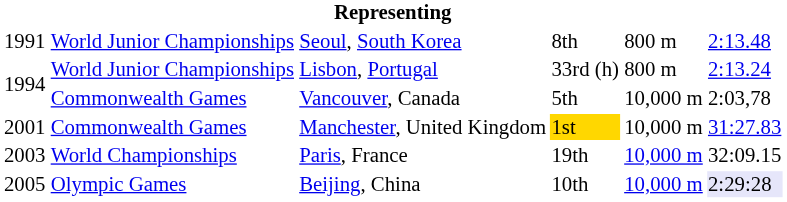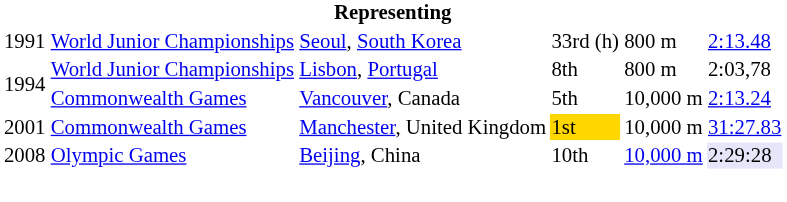(565, 41) 8th -> (585, 41) 33rd (h)
(585, 69) 33rd (h) -> (565, 69) 8th
(739, 69) 2:13.24 -> (739, 69) 2:03,78
(739, 98) 2:03,78 -> (739, 98) 2:13.24
- row: (353, 155)
(25, 184) 2005 -> (25, 155) 2008
